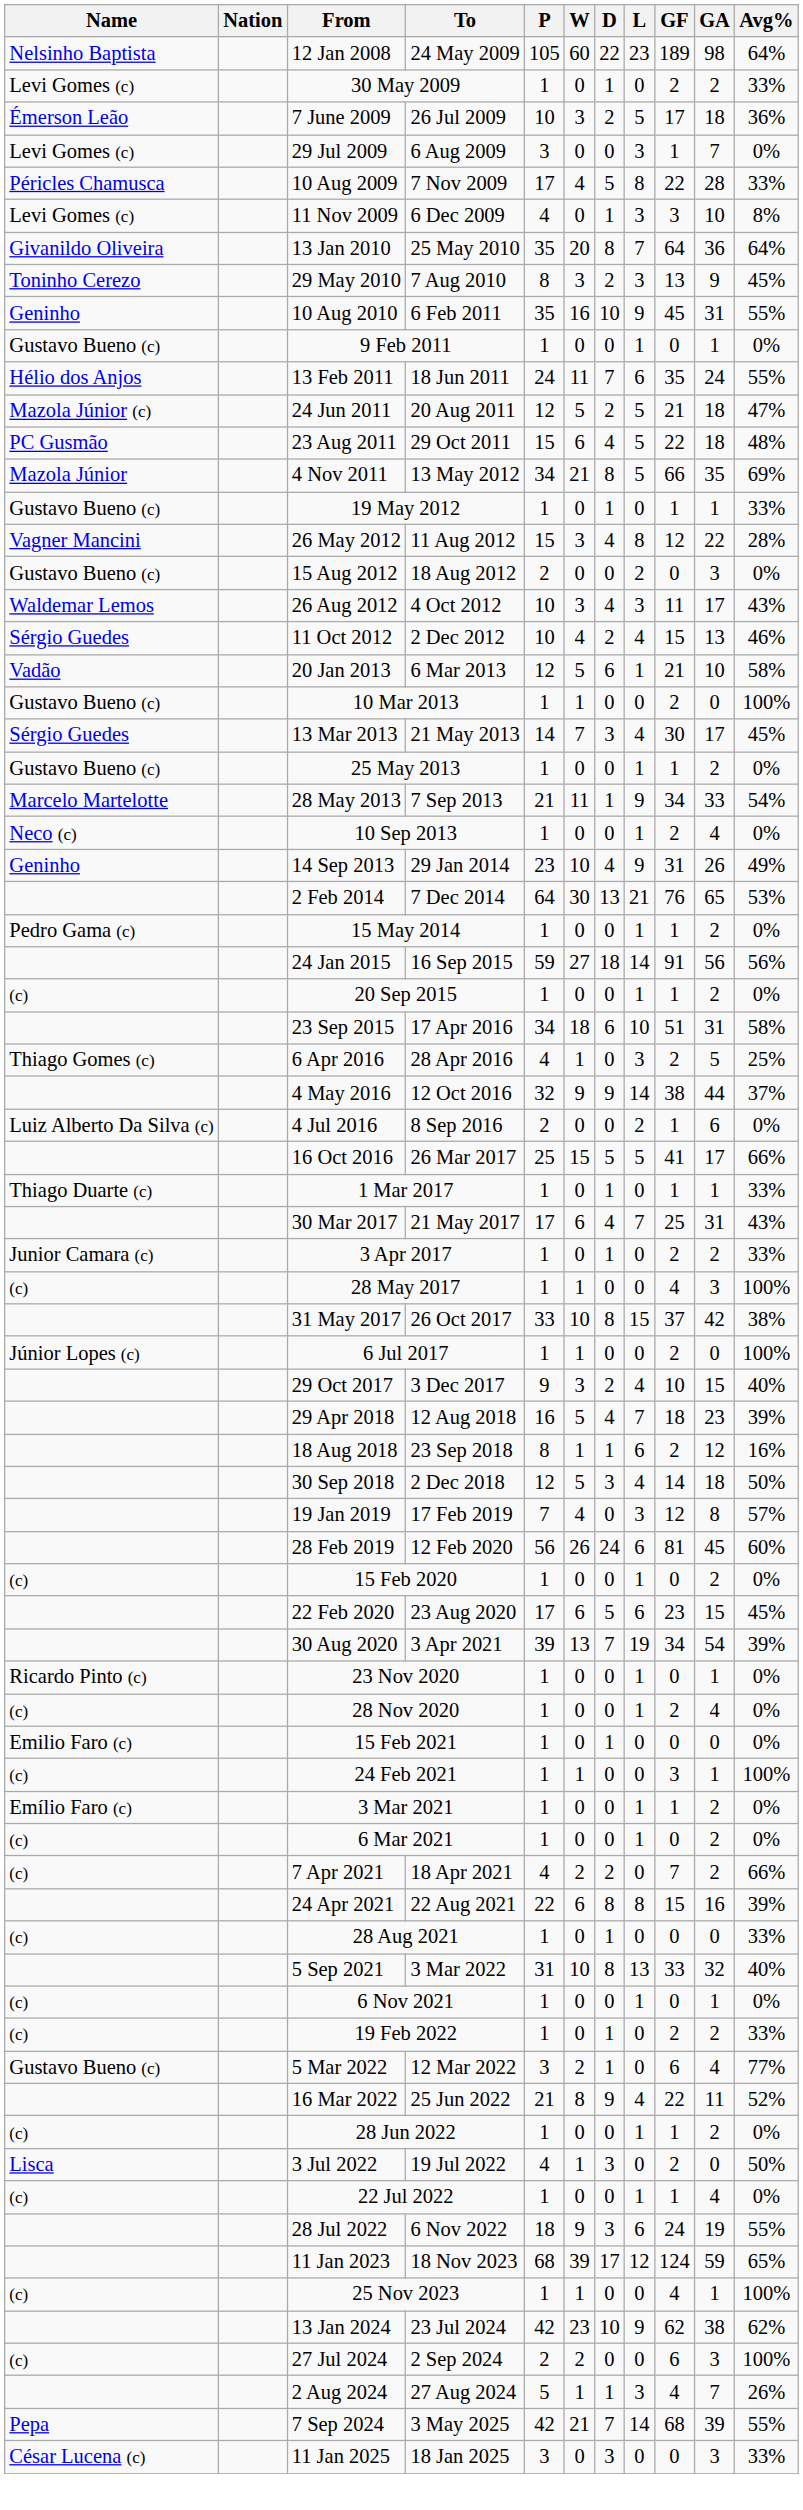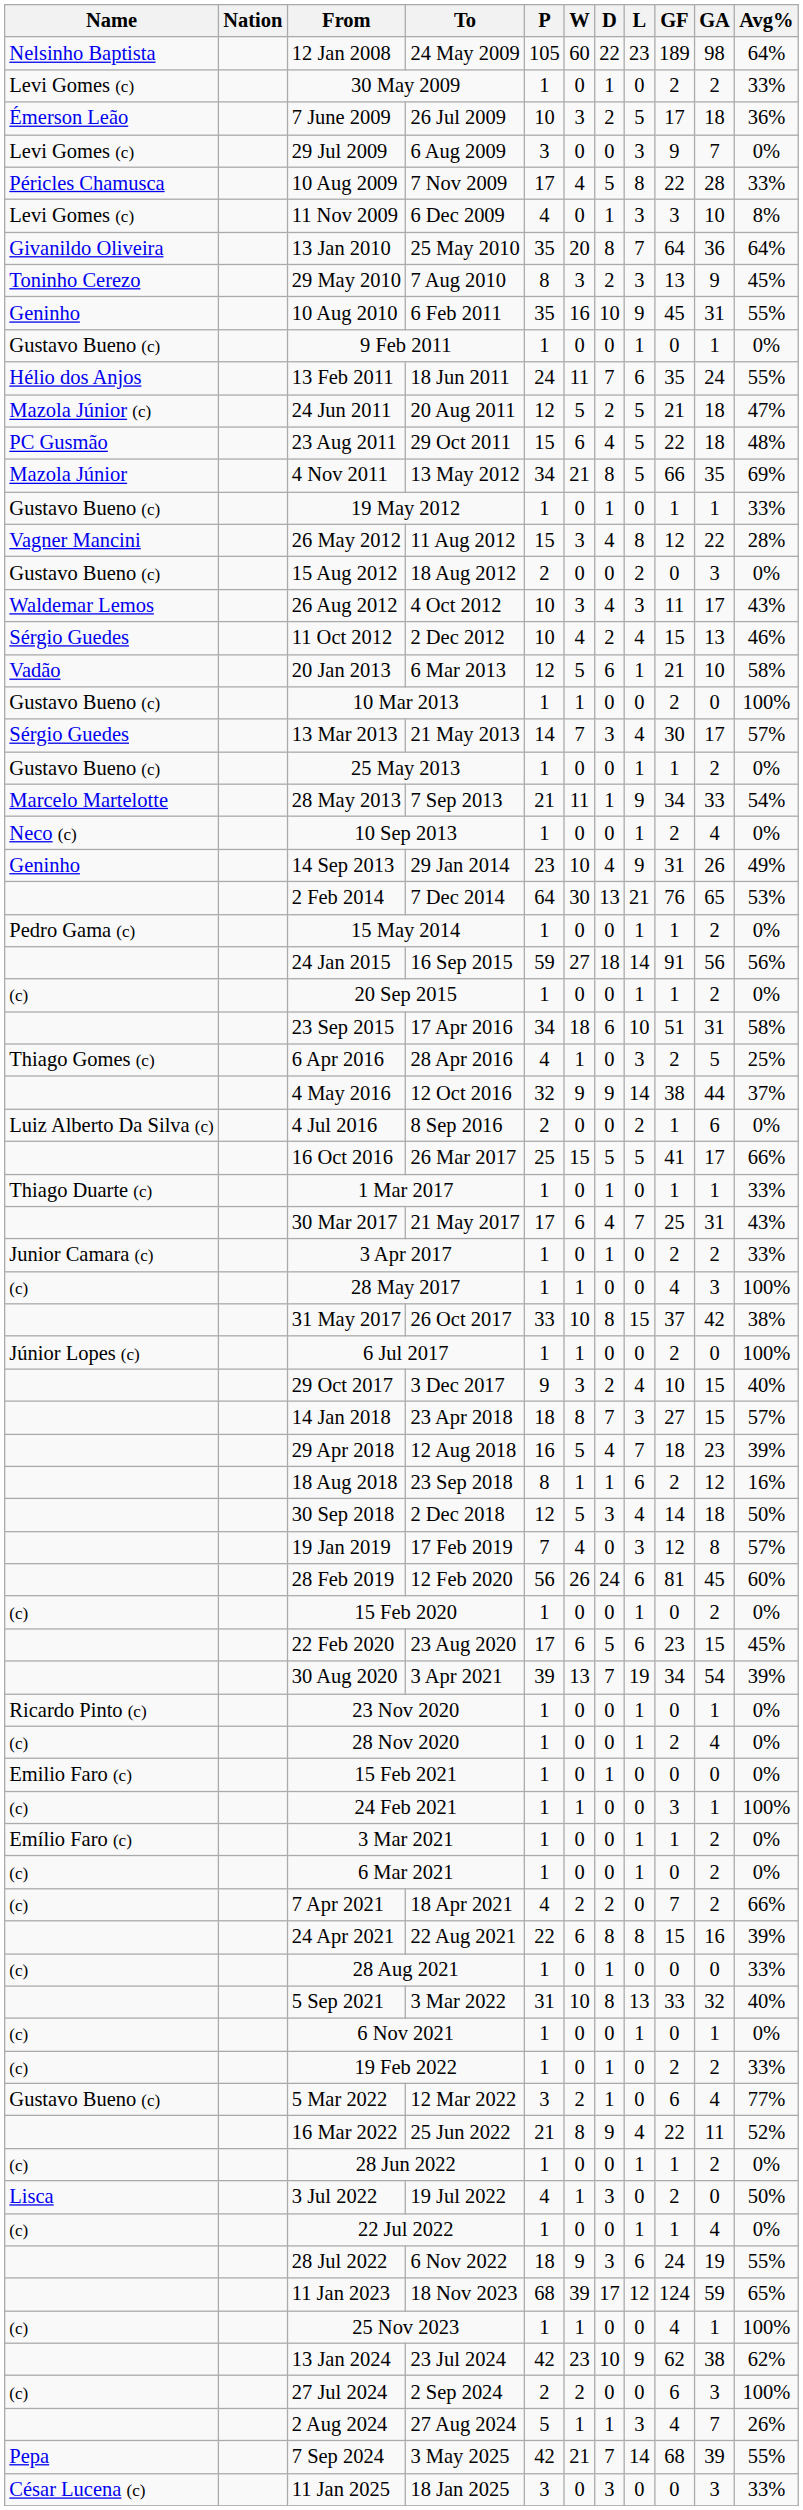(674, 150) 1 -> (674, 150) 9
(766, 735) 45% -> (766, 735) 57%
+ row: (341, 1417)
